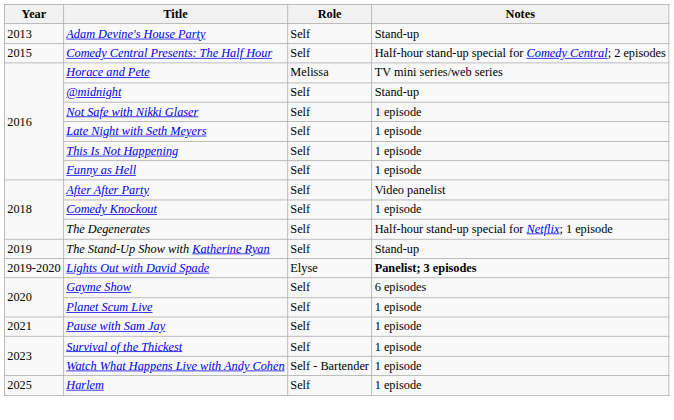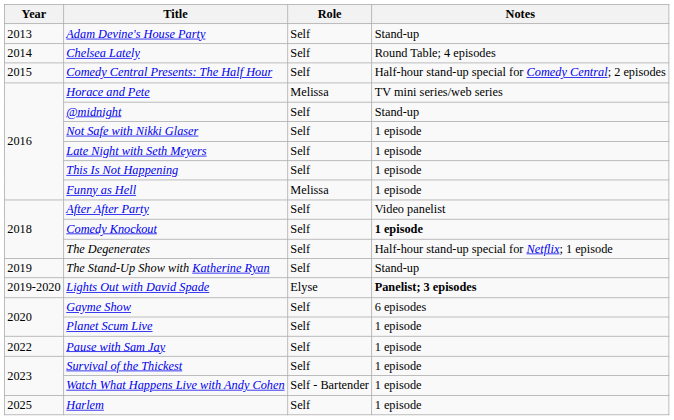+ row: (103, 53)
(300, 170) Self -> (309, 190) Melissa
(398, 209) normal -> (399, 229) bold
(20, 326) 2021 -> (20, 346) 2022
